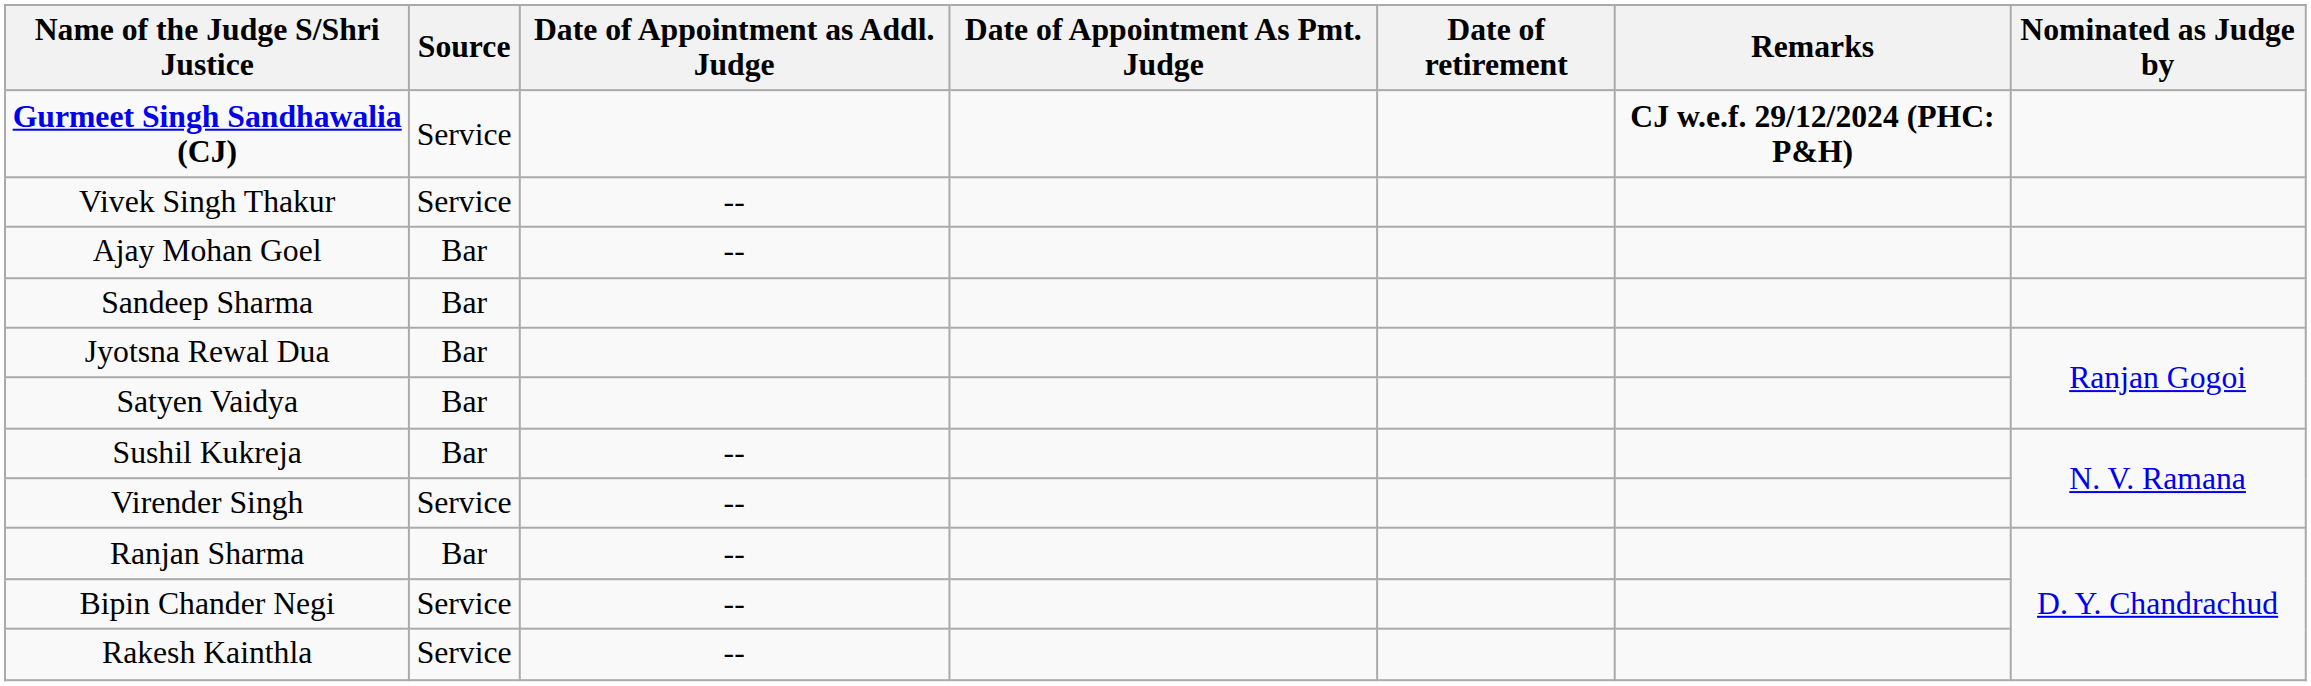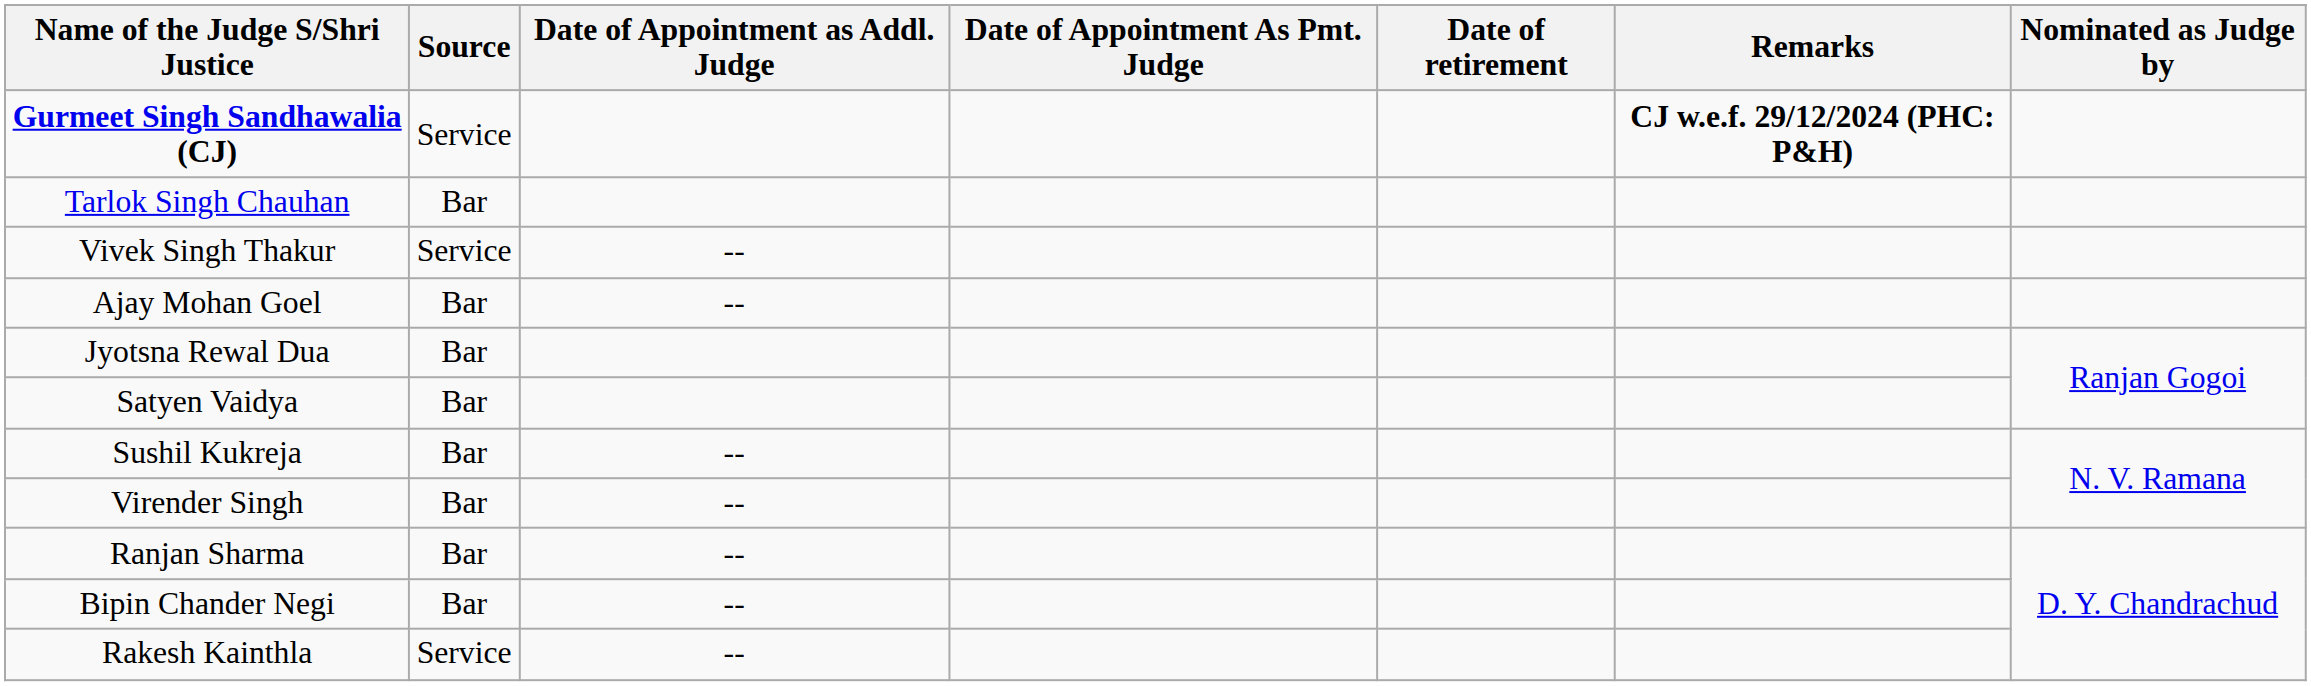+ row: (207, 201)
- row: (207, 301)
(464, 502) Service -> (464, 502) Bar
(464, 603) Service -> (464, 603) Bar
